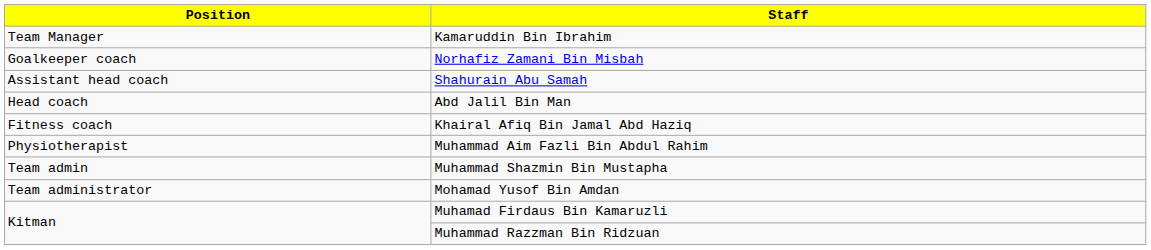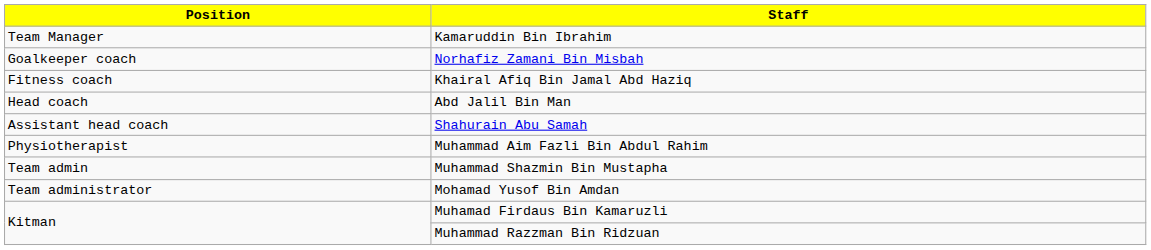rows swapped: (511, 81) <-> (563, 125)
